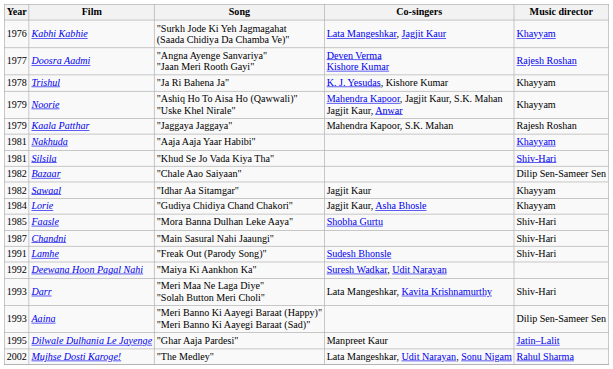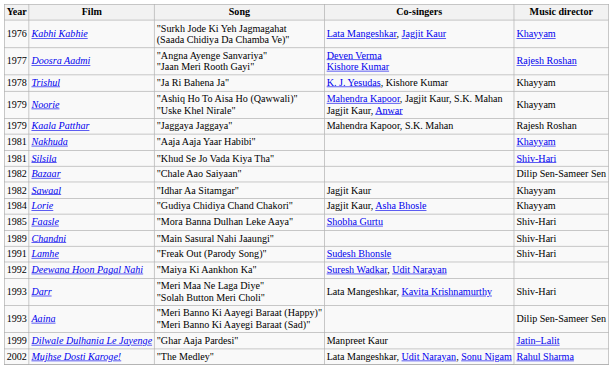(17, 238) 1987 -> (17, 238) 1989
(17, 340) 1995 -> (17, 340) 1999
